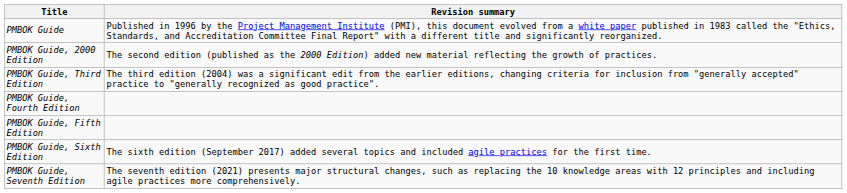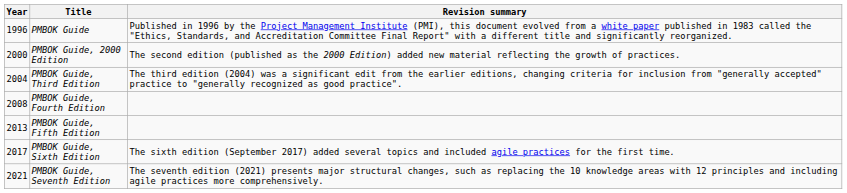+ column: (17, 11)
